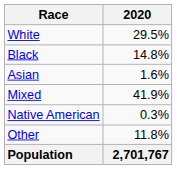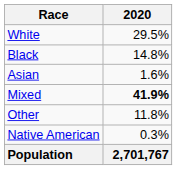(151, 95) normal -> (151, 95) bold
rows swapped: (54, 115) <-> (23, 135)
